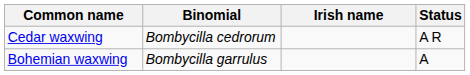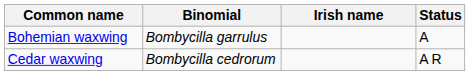rows swapped: (68, 59) <-> (55, 37)
